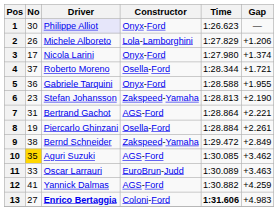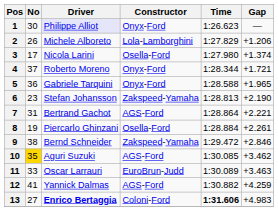(144, 55) Onyx-Ford -> (146, 55) Osella-Ford
(146, 69) Osella-Ford -> (144, 69) Onyx-Ford
(257, 84) +1.955 -> (257, 84) +1.965
(257, 142) +2.849 -> (257, 142) +2.846
